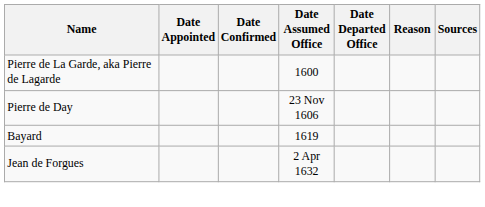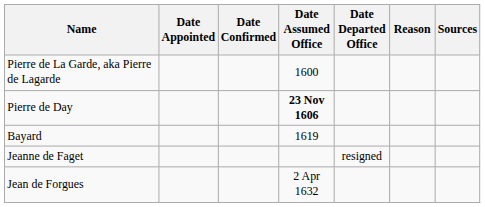(307, 107) normal -> (307, 107) bold
+ row: (45, 156)
